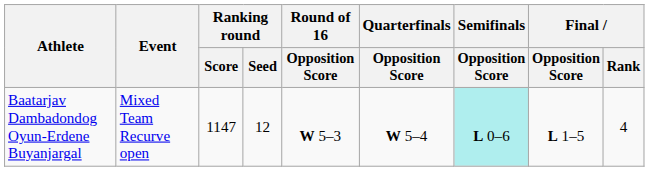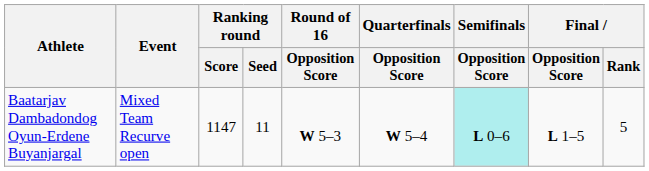(263, 127) 12 -> (263, 127) 11
(623, 127) 4 -> (623, 127) 5
